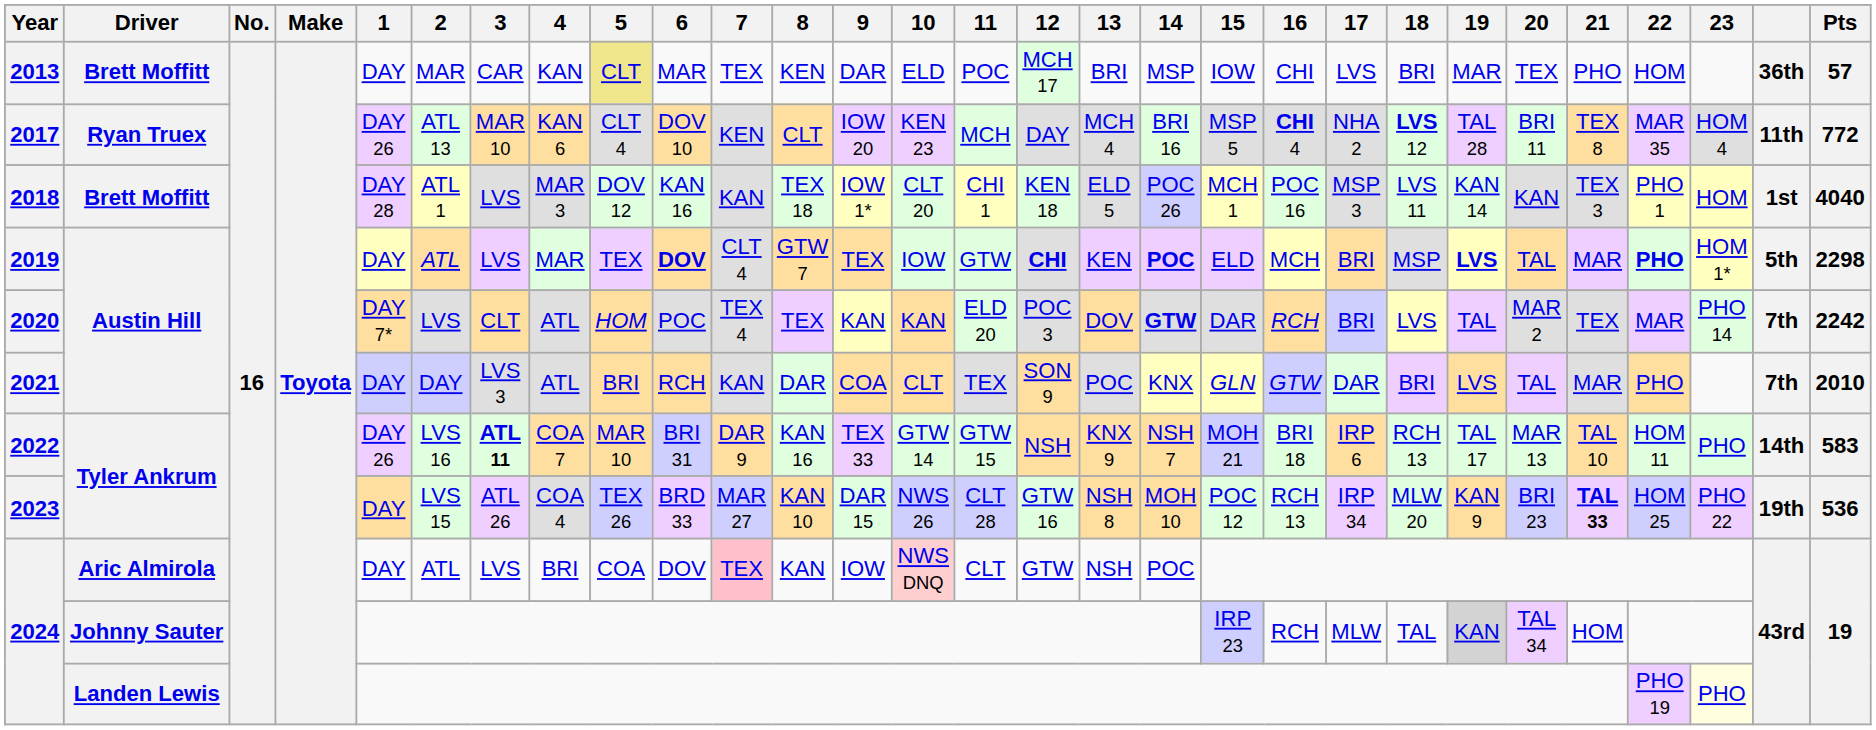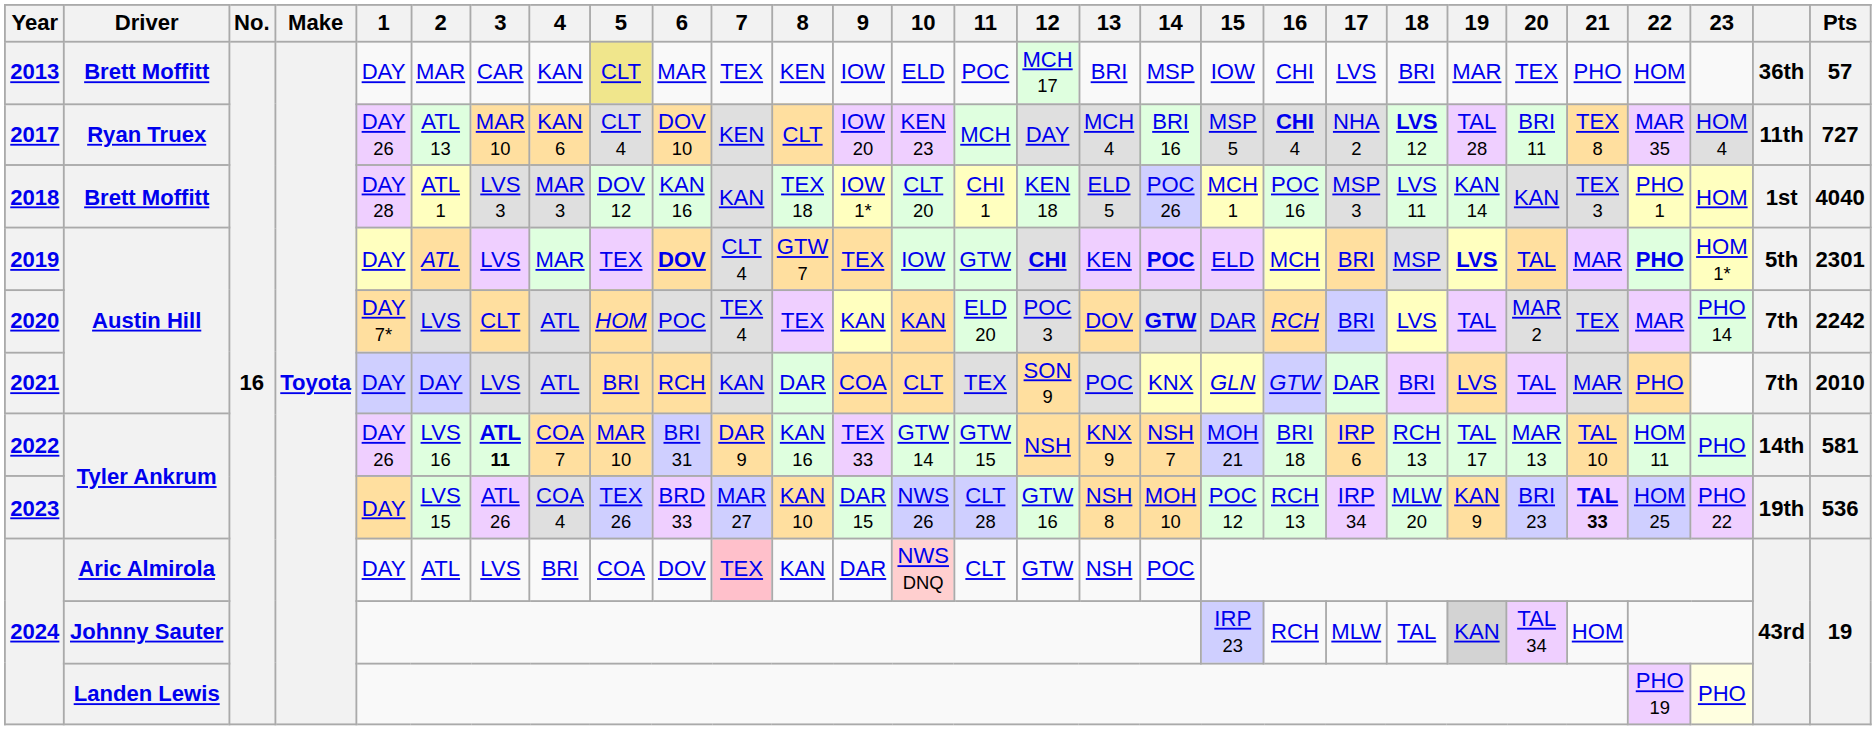(863, 72) DAR -> (863, 72) IOW
(1840, 135) 772 -> (1840, 135) 727
(500, 197) LVS -> (500, 196) LVS 3
(1840, 259) 2298 -> (1840, 259) 2301
(500, 382) LVS 3 -> (500, 383) LVS
(1840, 445) 583 -> (1840, 445) 581
(863, 570) IOW -> (863, 570) DAR
